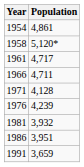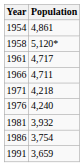(42, 91) 4,128 -> (42, 91) 4,218
(42, 106) 4,239 -> (42, 106) 4,240
(42, 138) 3,951 -> (42, 138) 3,754
